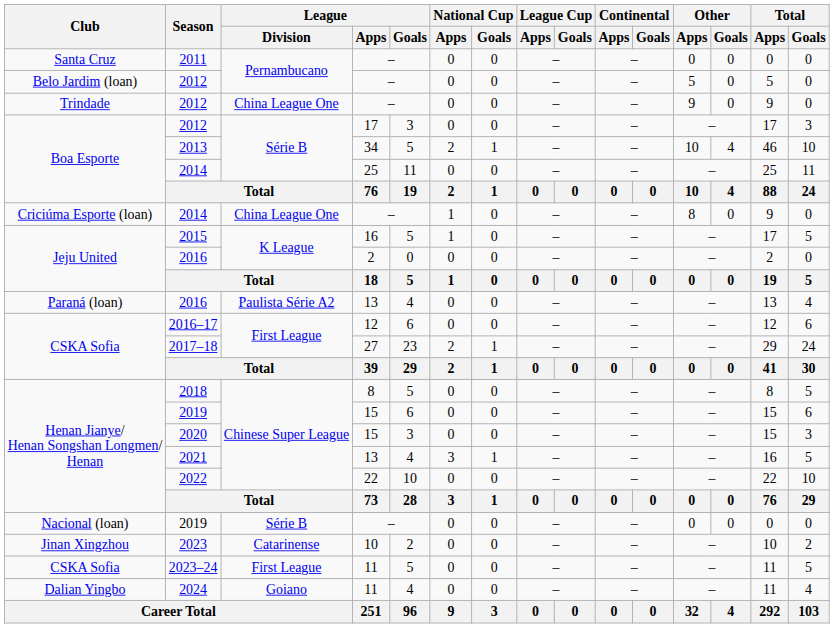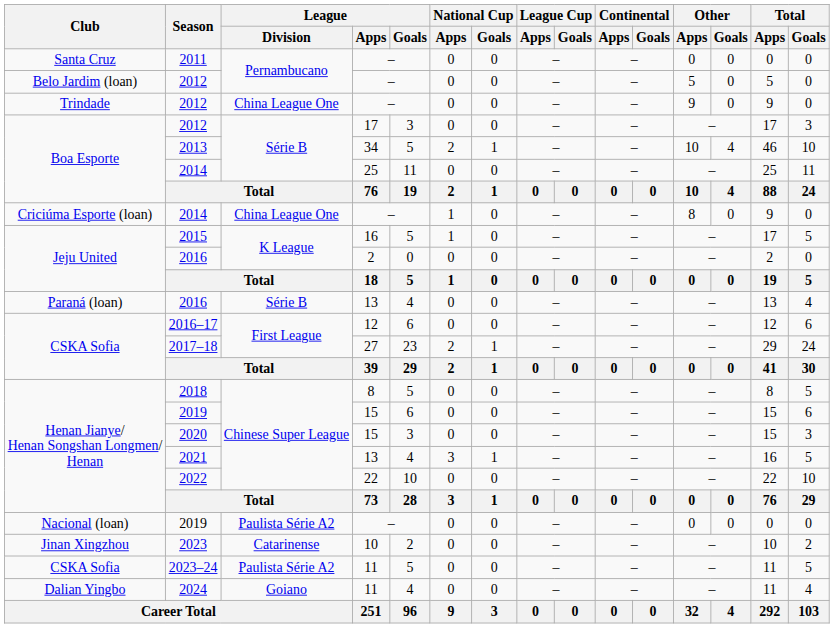(286, 302) Paulista Série A2 -> (286, 302) Série B
(286, 523) Série B -> (286, 523) Paulista Série A2
(286, 567) First League -> (286, 567) Paulista Série A2
